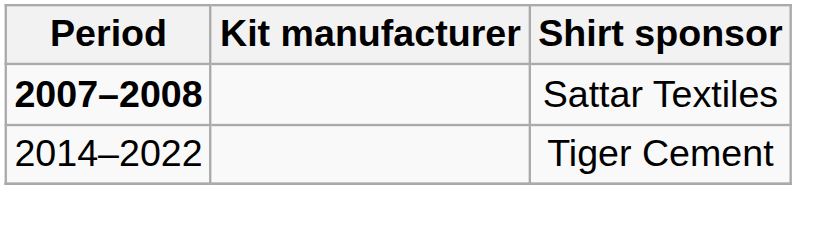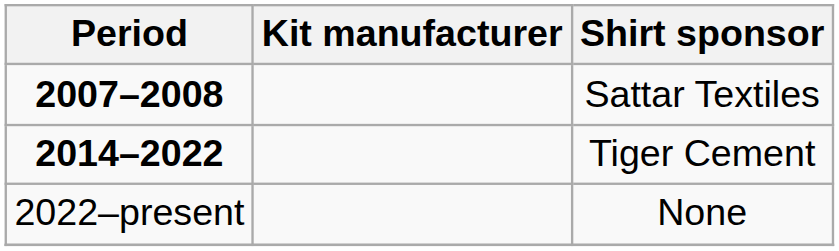(109, 153) normal -> (129, 153) bold
+ row: (702, 213)
